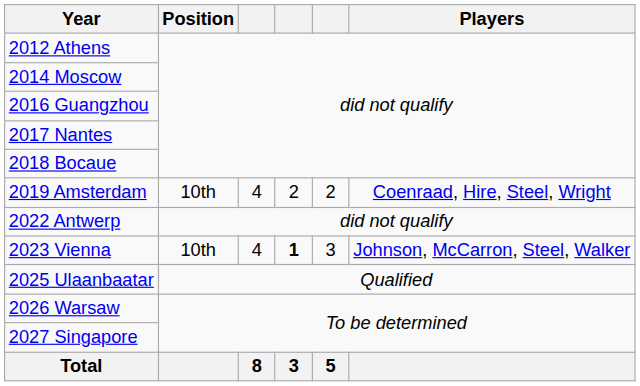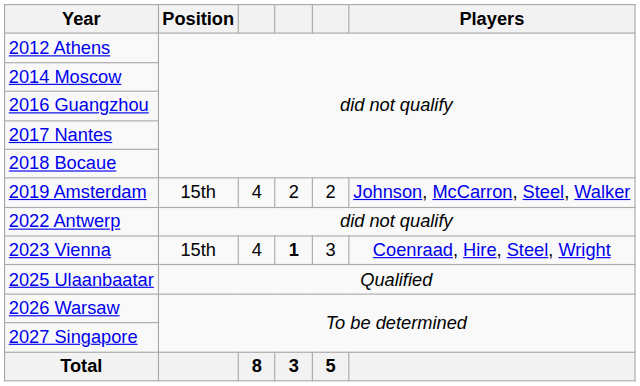(198, 192) 10th -> (198, 192) 15th
(492, 192) Coenraad, Hire, Steel, Wright -> (492, 192) Johnson, McCarron, Steel, Walker
(198, 250) 10th -> (198, 250) 15th
(492, 250) Johnson, McCarron, Steel, Walker -> (492, 250) Coenraad, Hire, Steel, Wright
